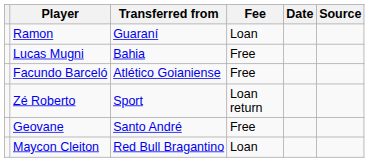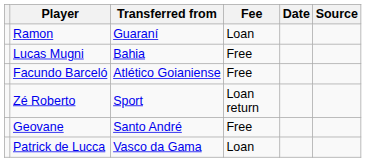- row: (56, 147)
+ row: (59, 147)
